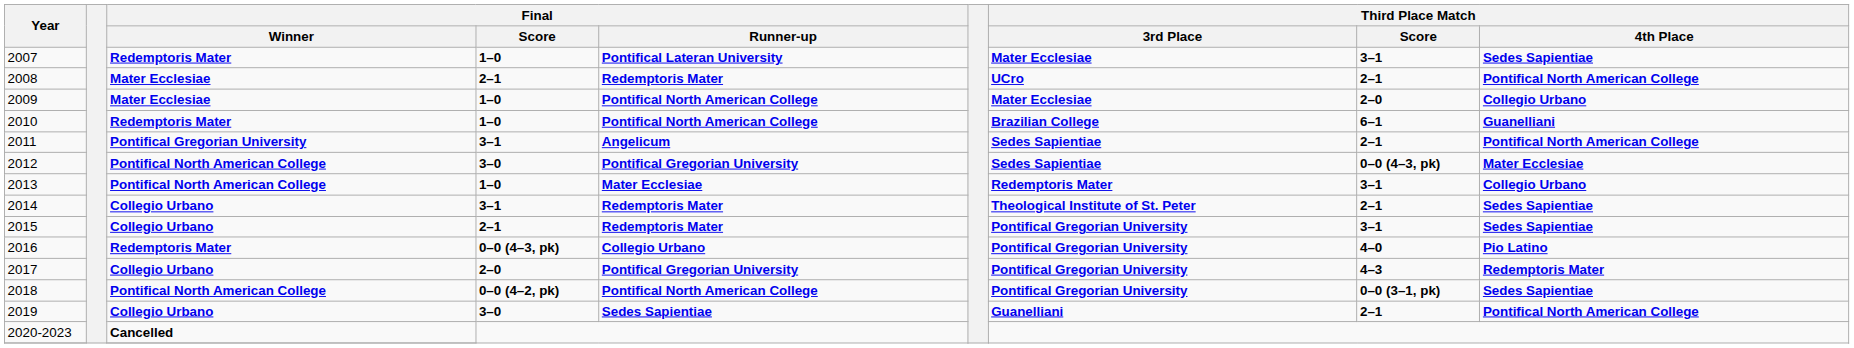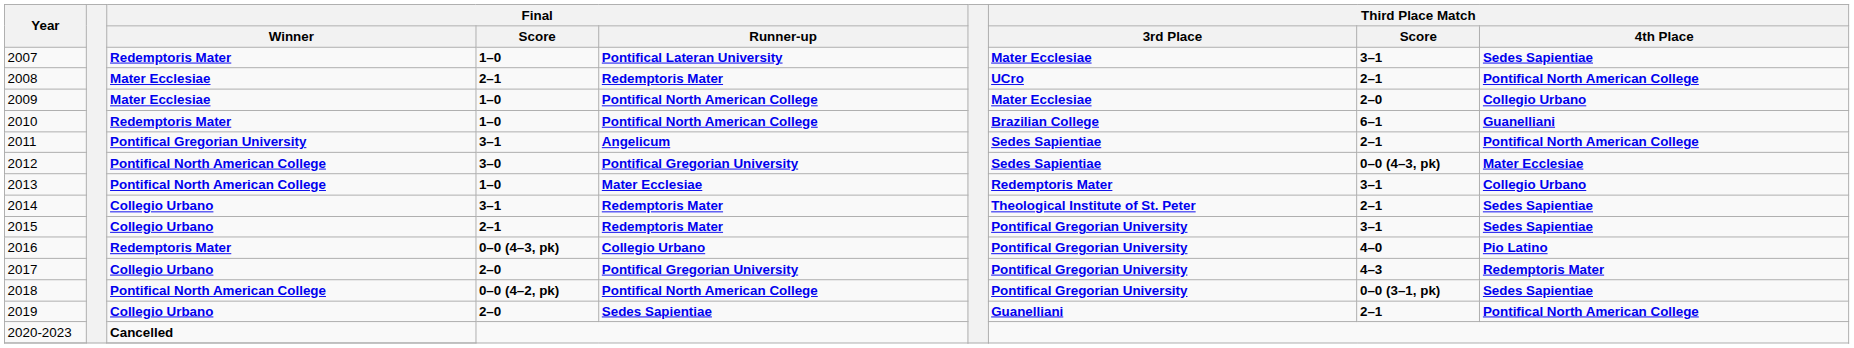(490, 312) 3–0 -> (490, 312) 2–0
